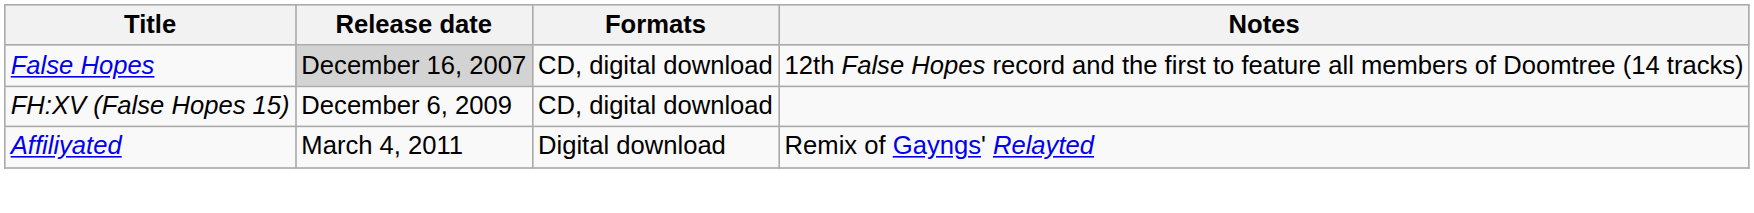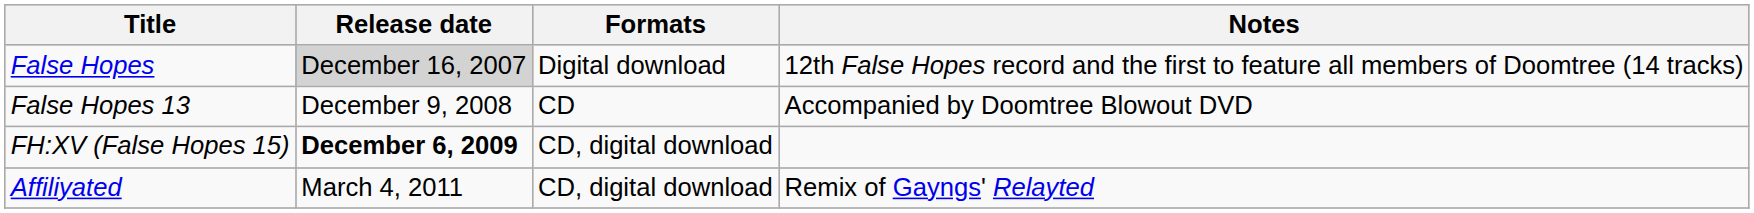(655, 65) CD, digital download -> (632, 65) Digital download
+ row: (100, 106)
(407, 106) normal -> (410, 146) bold
(632, 146) Digital download -> (655, 187) CD, digital download
